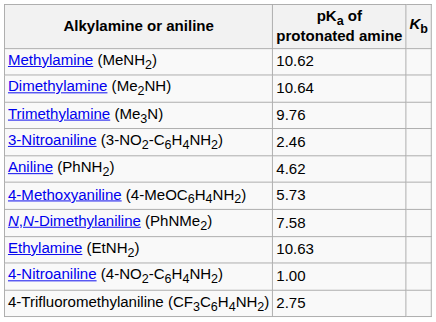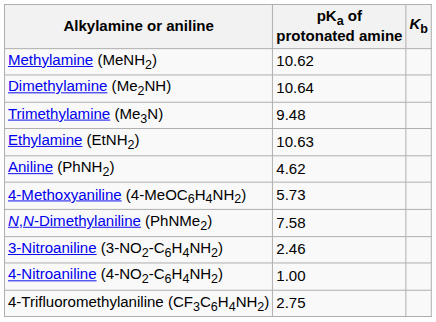(291, 115) 9.76 -> (291, 115) 9.48
rows swapped: (74, 250) <-> (116, 142)
